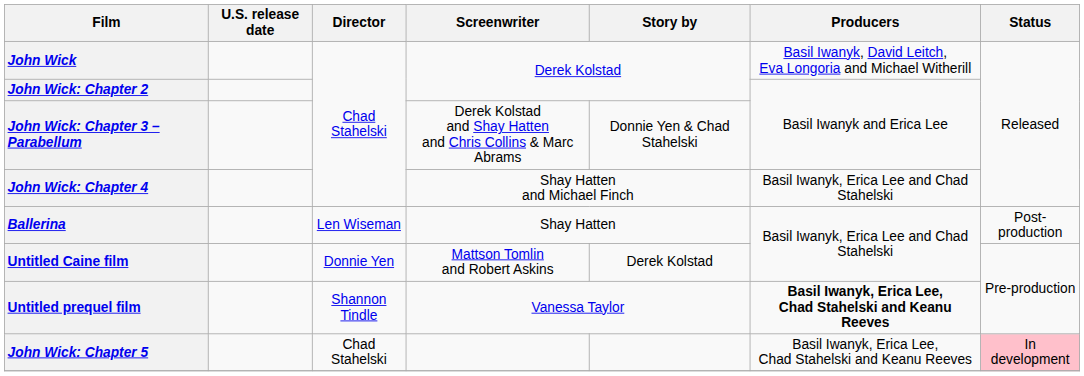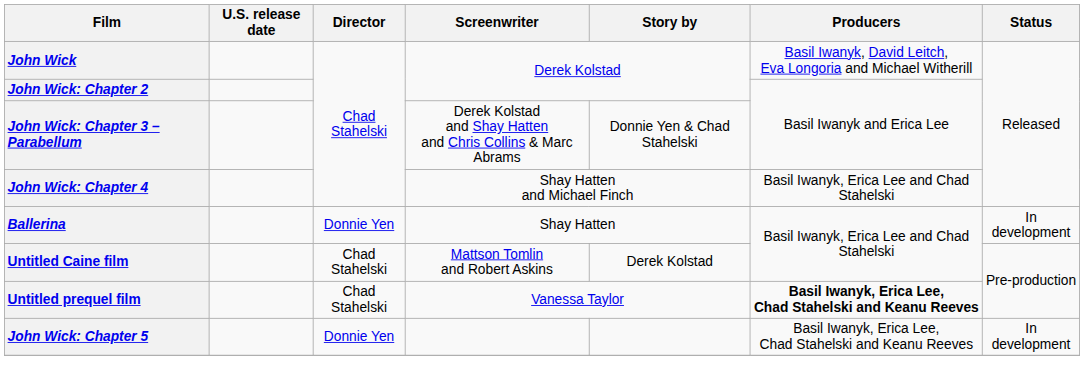(359, 225) Len Wiseman -> (359, 225) Donnie Yen
(1030, 225) Post-production -> (1031, 225) In development
(359, 262) Donnie Yen -> (359, 262) Chad Stahelski
(359, 307) Shannon Tindle -> (359, 299) Chad Stahelski
(359, 352) Chad Stahelski -> (359, 337) Donnie Yen
(1030, 352) pink background -> (1031, 337) no background
